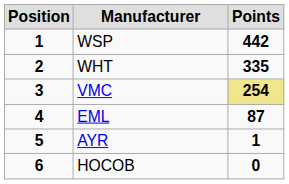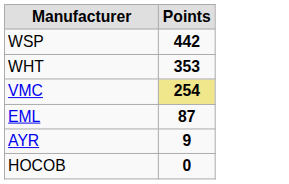- column: (39, 16)
(256, 66) 335 -> (187, 66) 353
(256, 141) 1 -> (187, 141) 9
